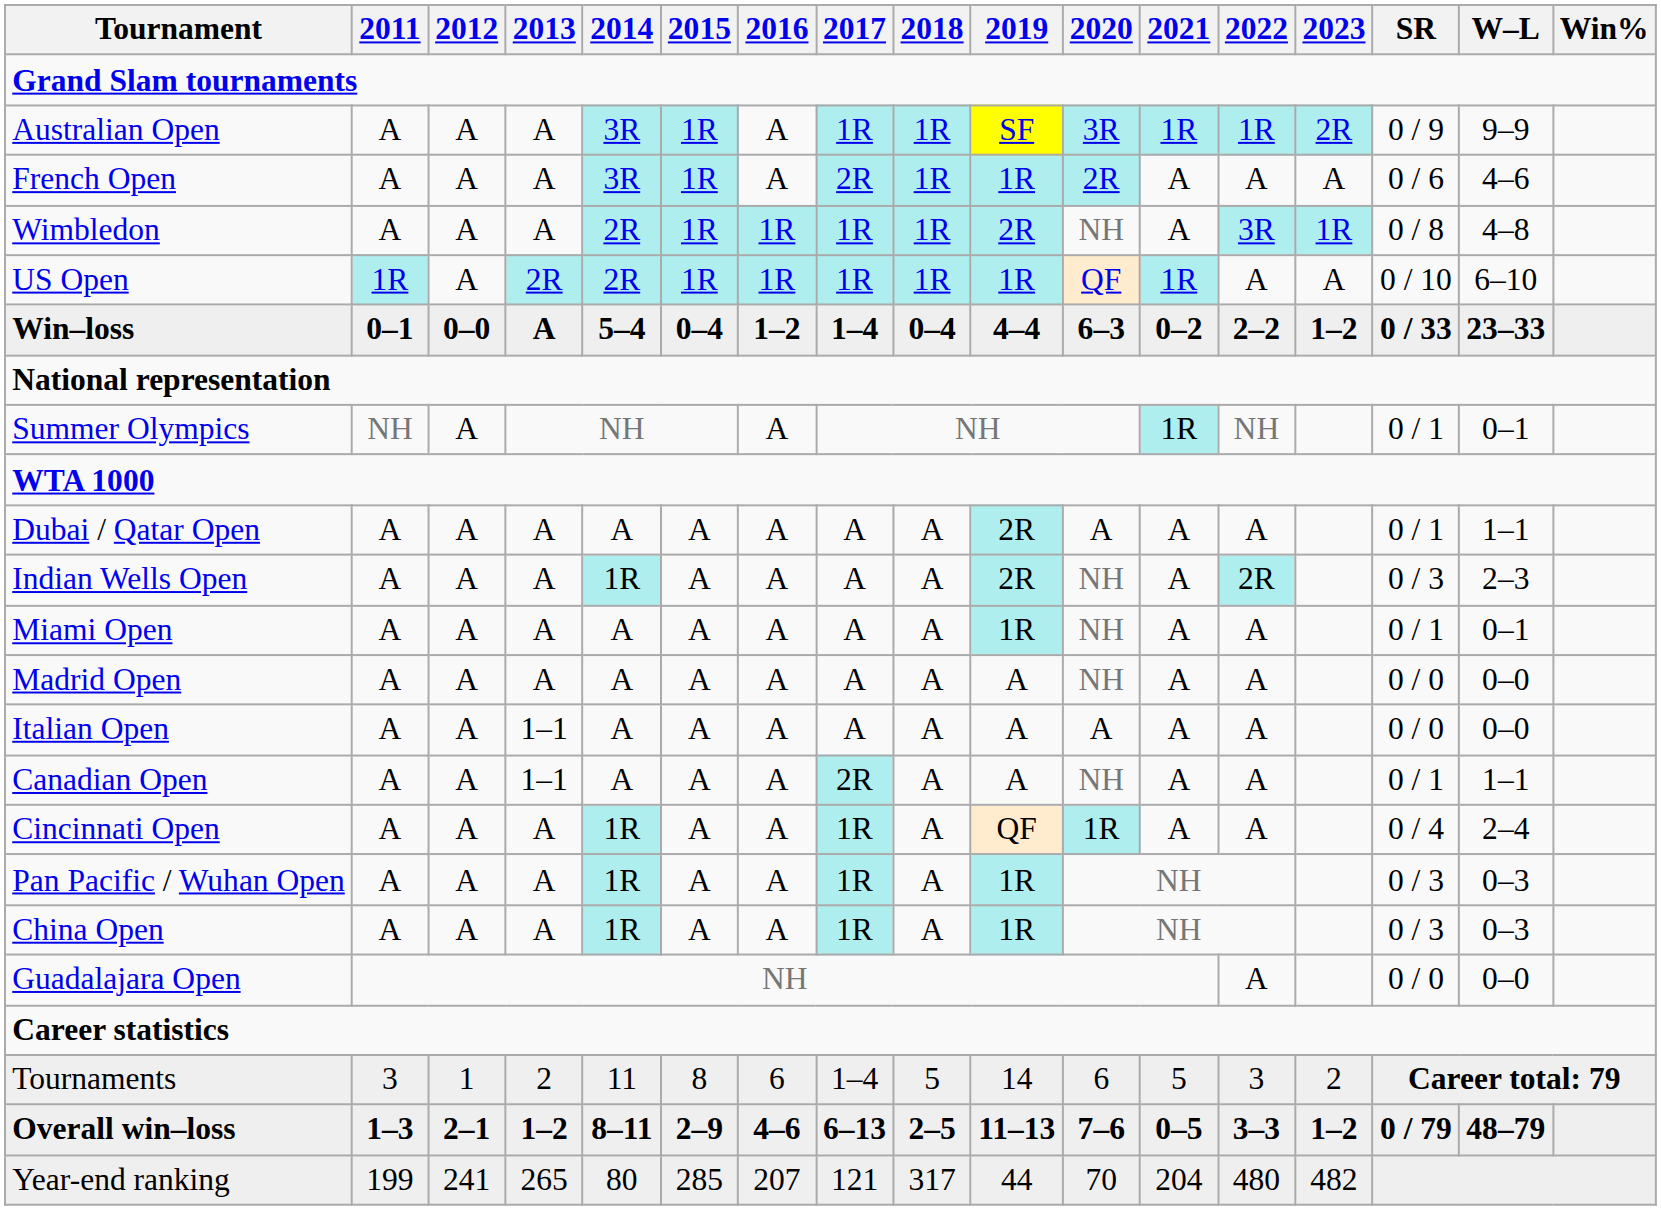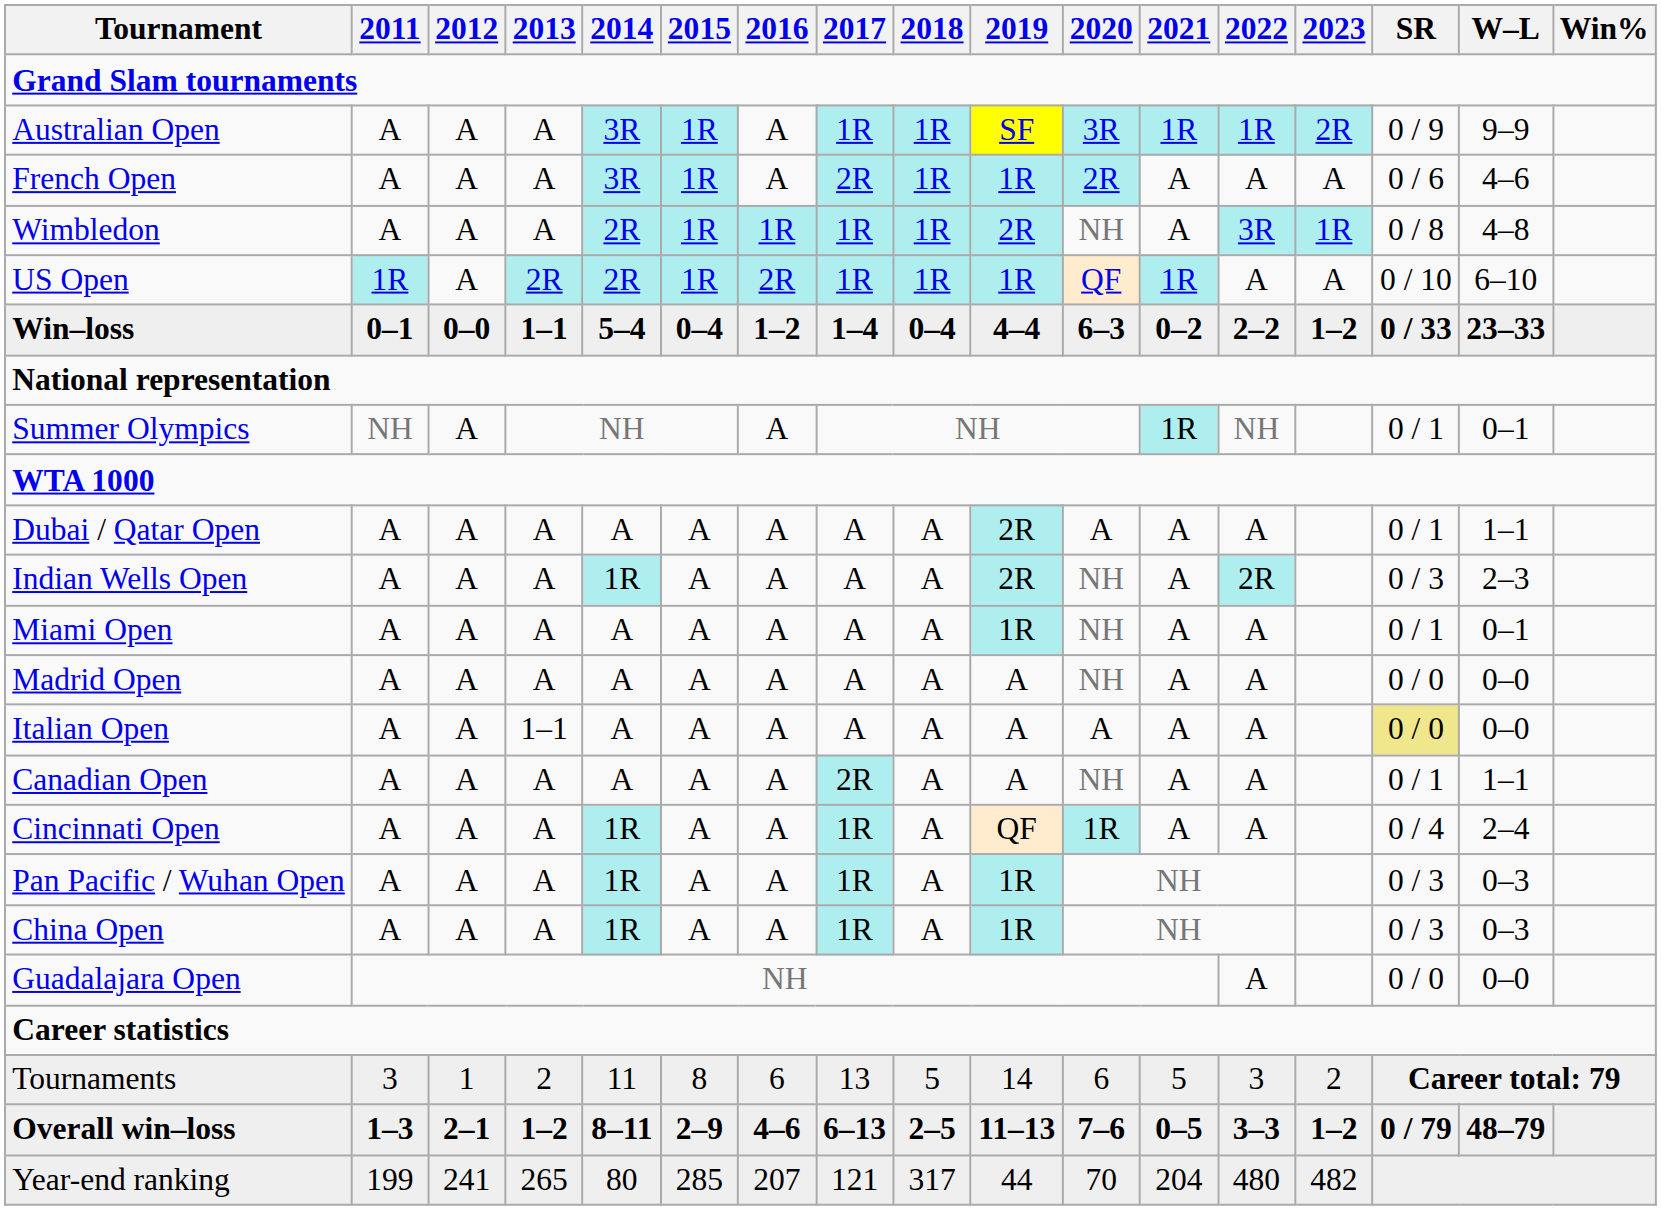(777, 279) 1R -> (777, 279) 2R
(544, 329) A -> (544, 329) 1–1
(1416, 729) no background -> (1416, 729) khaki background
(544, 779) 1–1 -> (544, 779) A
(855, 1079) 1–4 -> (855, 1079) 13
